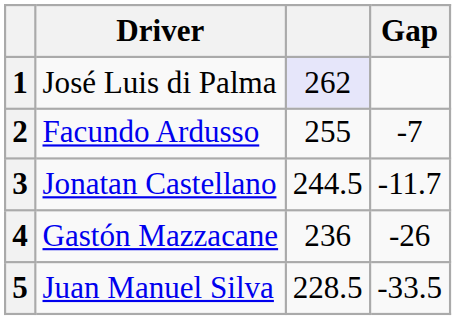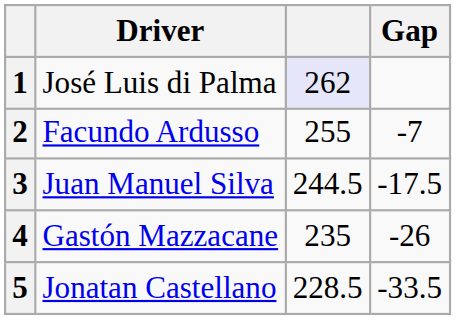(159, 184) Jonatan Castellano -> (158, 184) Juan Manuel Silva
(410, 184) -11.7 -> (410, 184) -17.5
(328, 235) 236 -> (328, 235) 235
(158, 287) Juan Manuel Silva -> (159, 287) Jonatan Castellano
